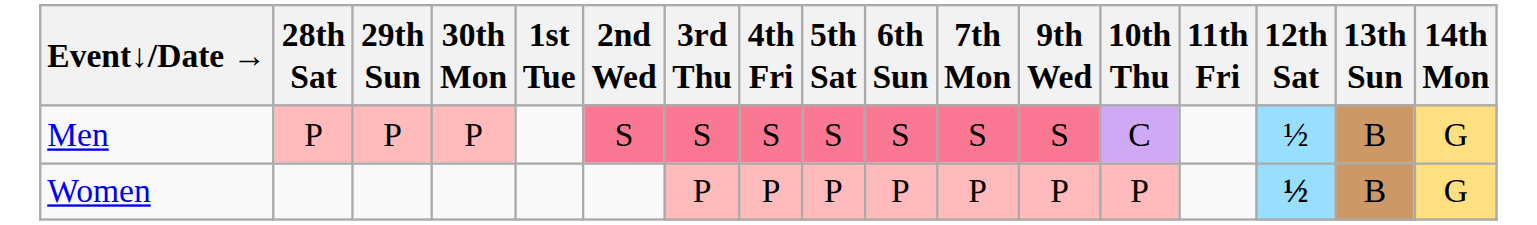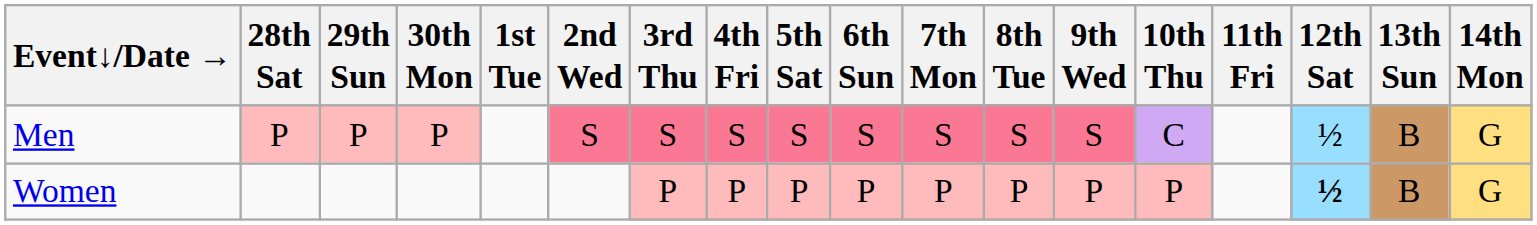+ column: (1019, 55)
